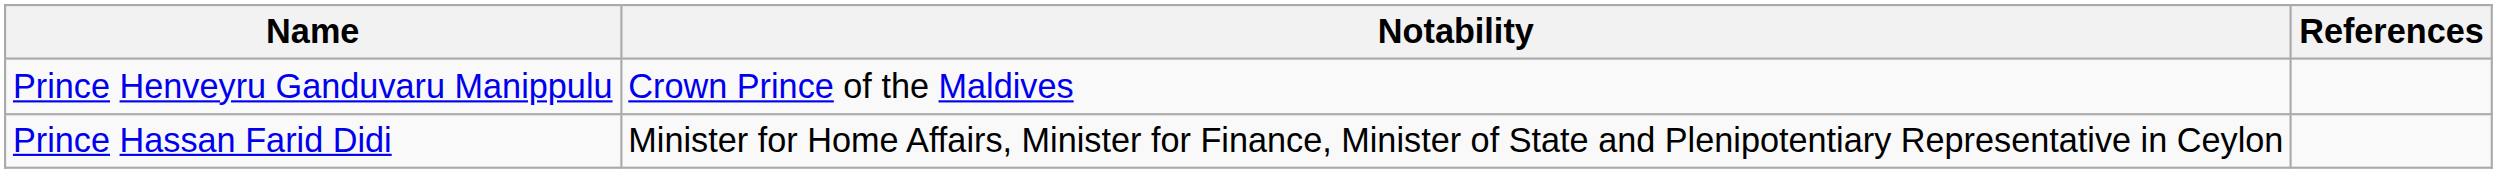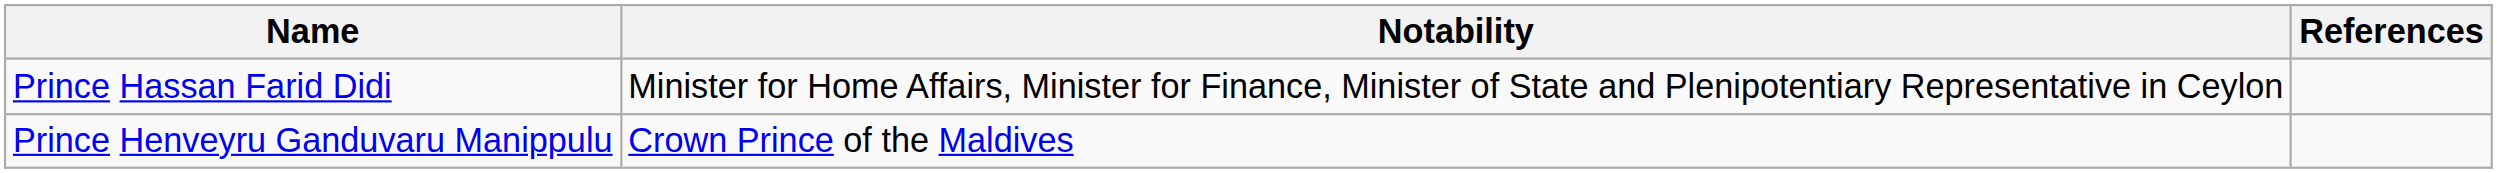rows swapped: (313, 85) <-> (202, 140)
